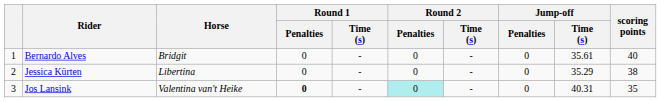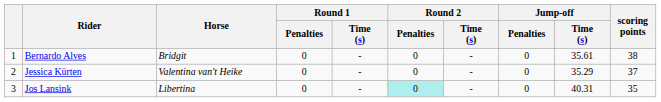(633, 56) 40 -> (633, 56) 38
(177, 72) Libertina -> (200, 72) Valentina van't Heike
(633, 72) 38 -> (633, 72) 37
(200, 89) Valentina van't Heike -> (177, 89) Libertina
(304, 89) bold -> (304, 89) normal
